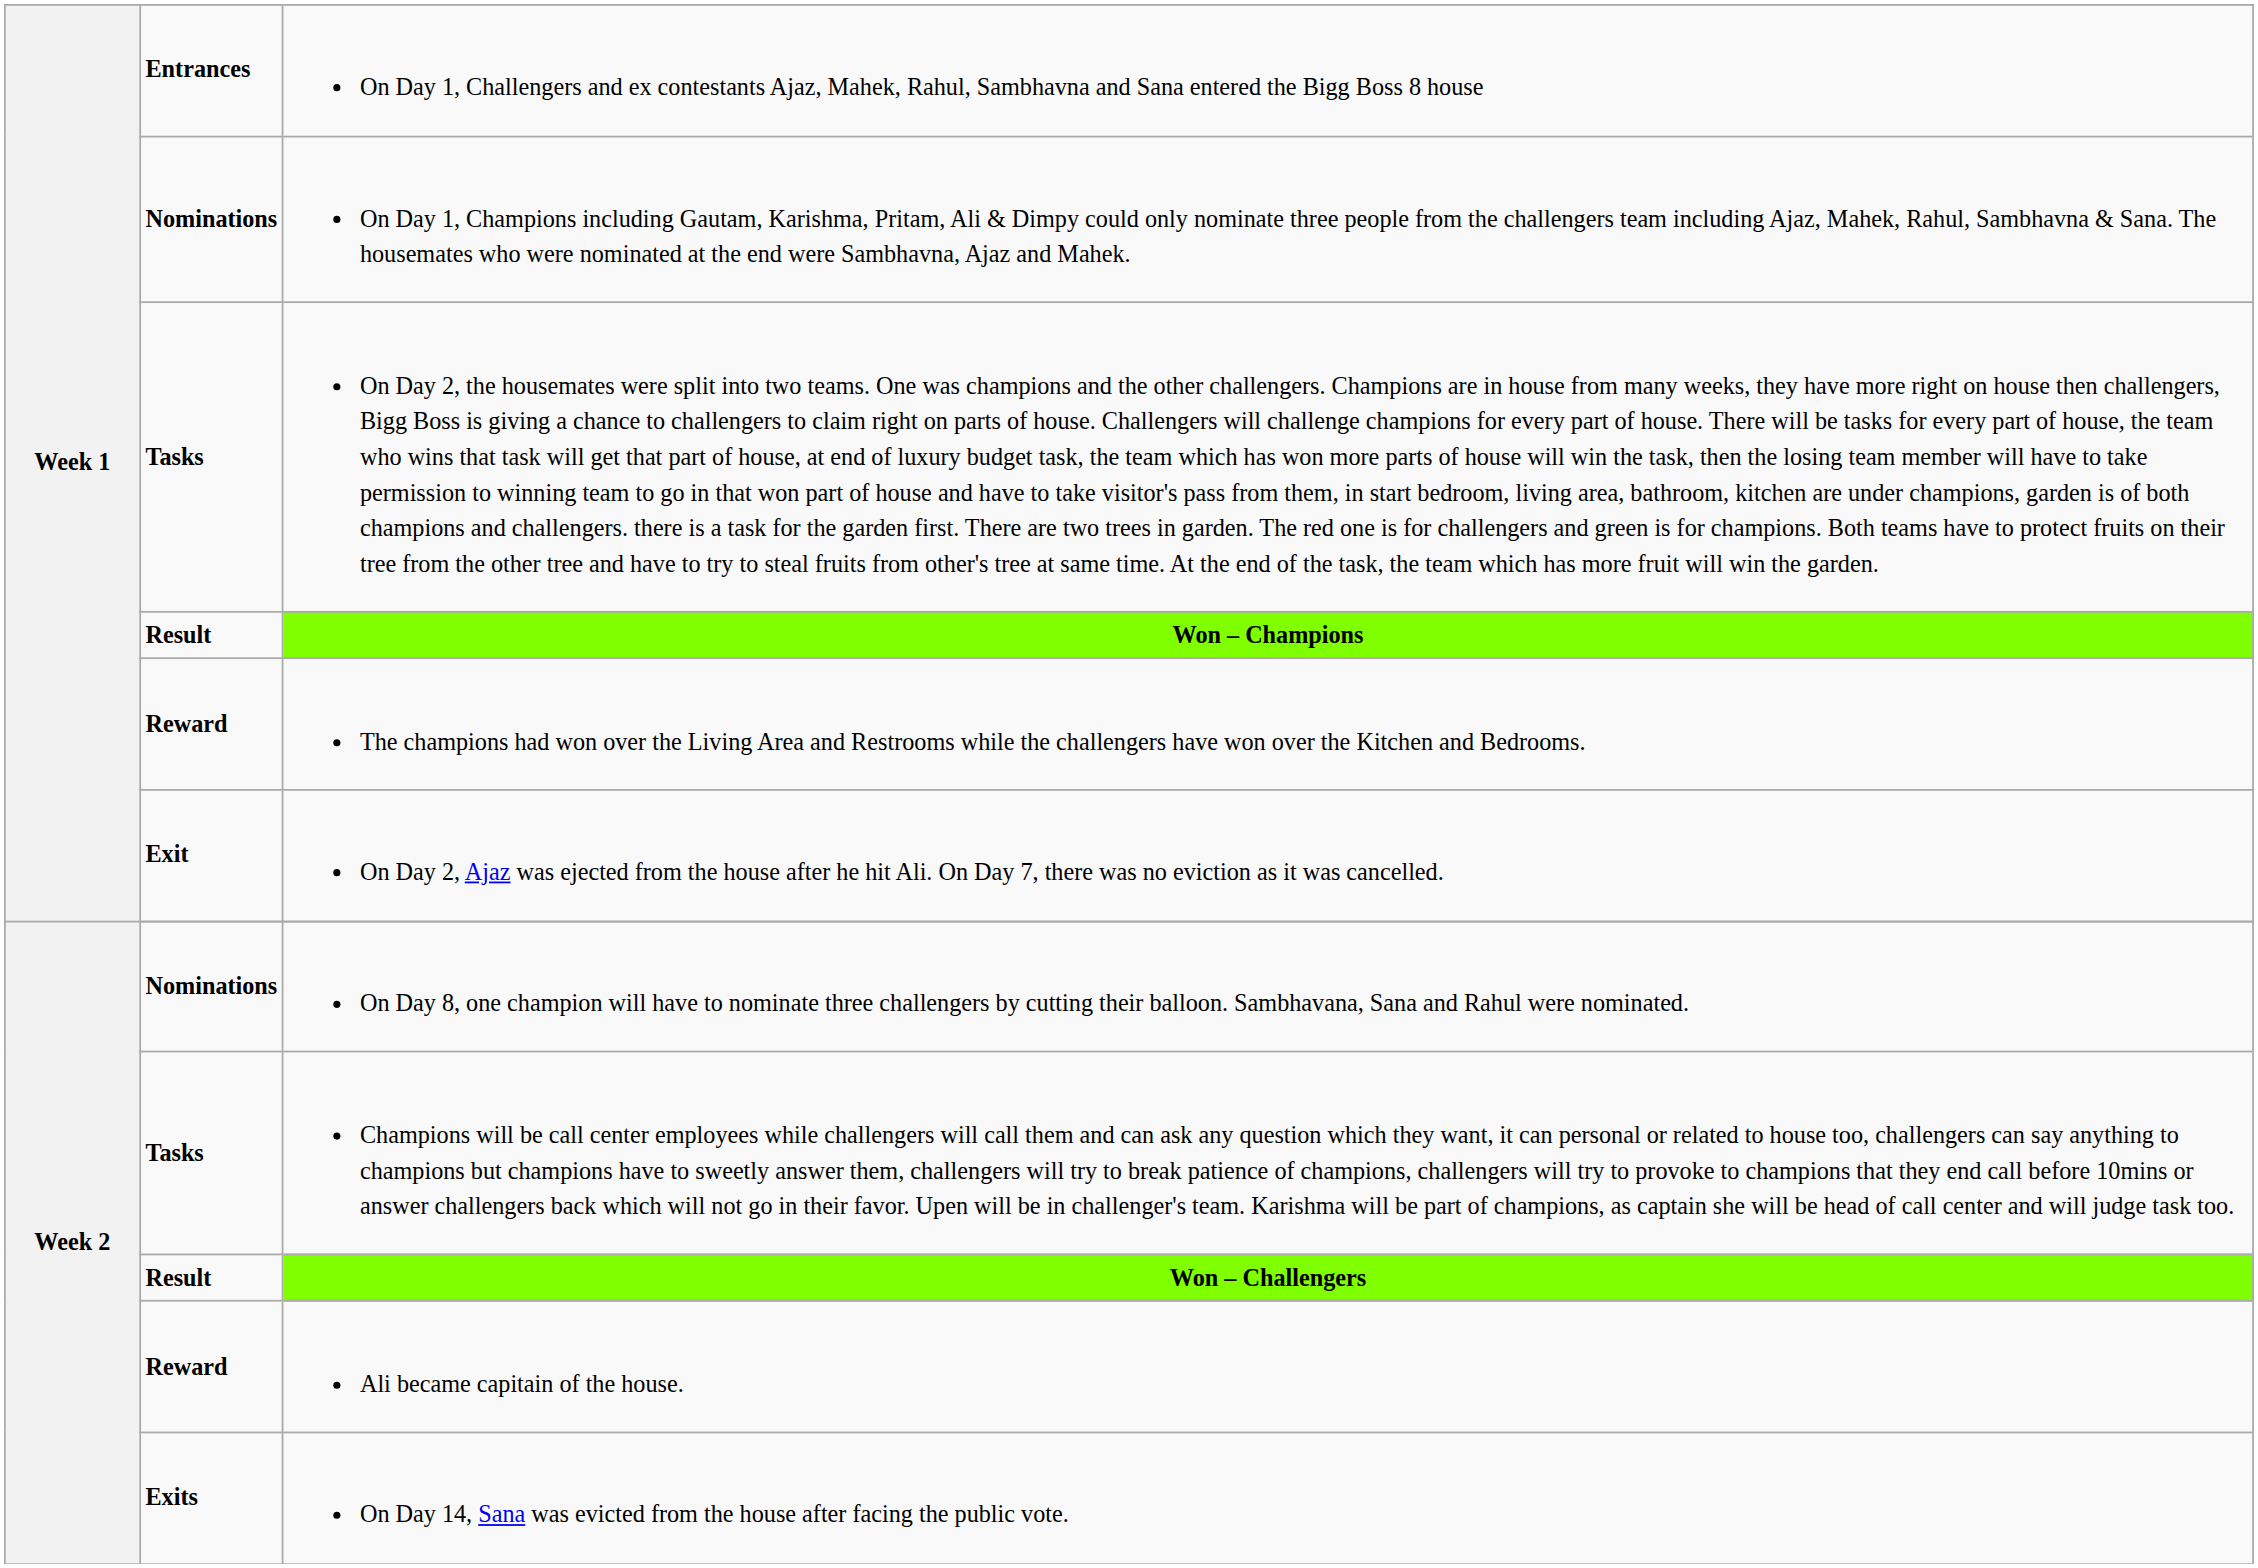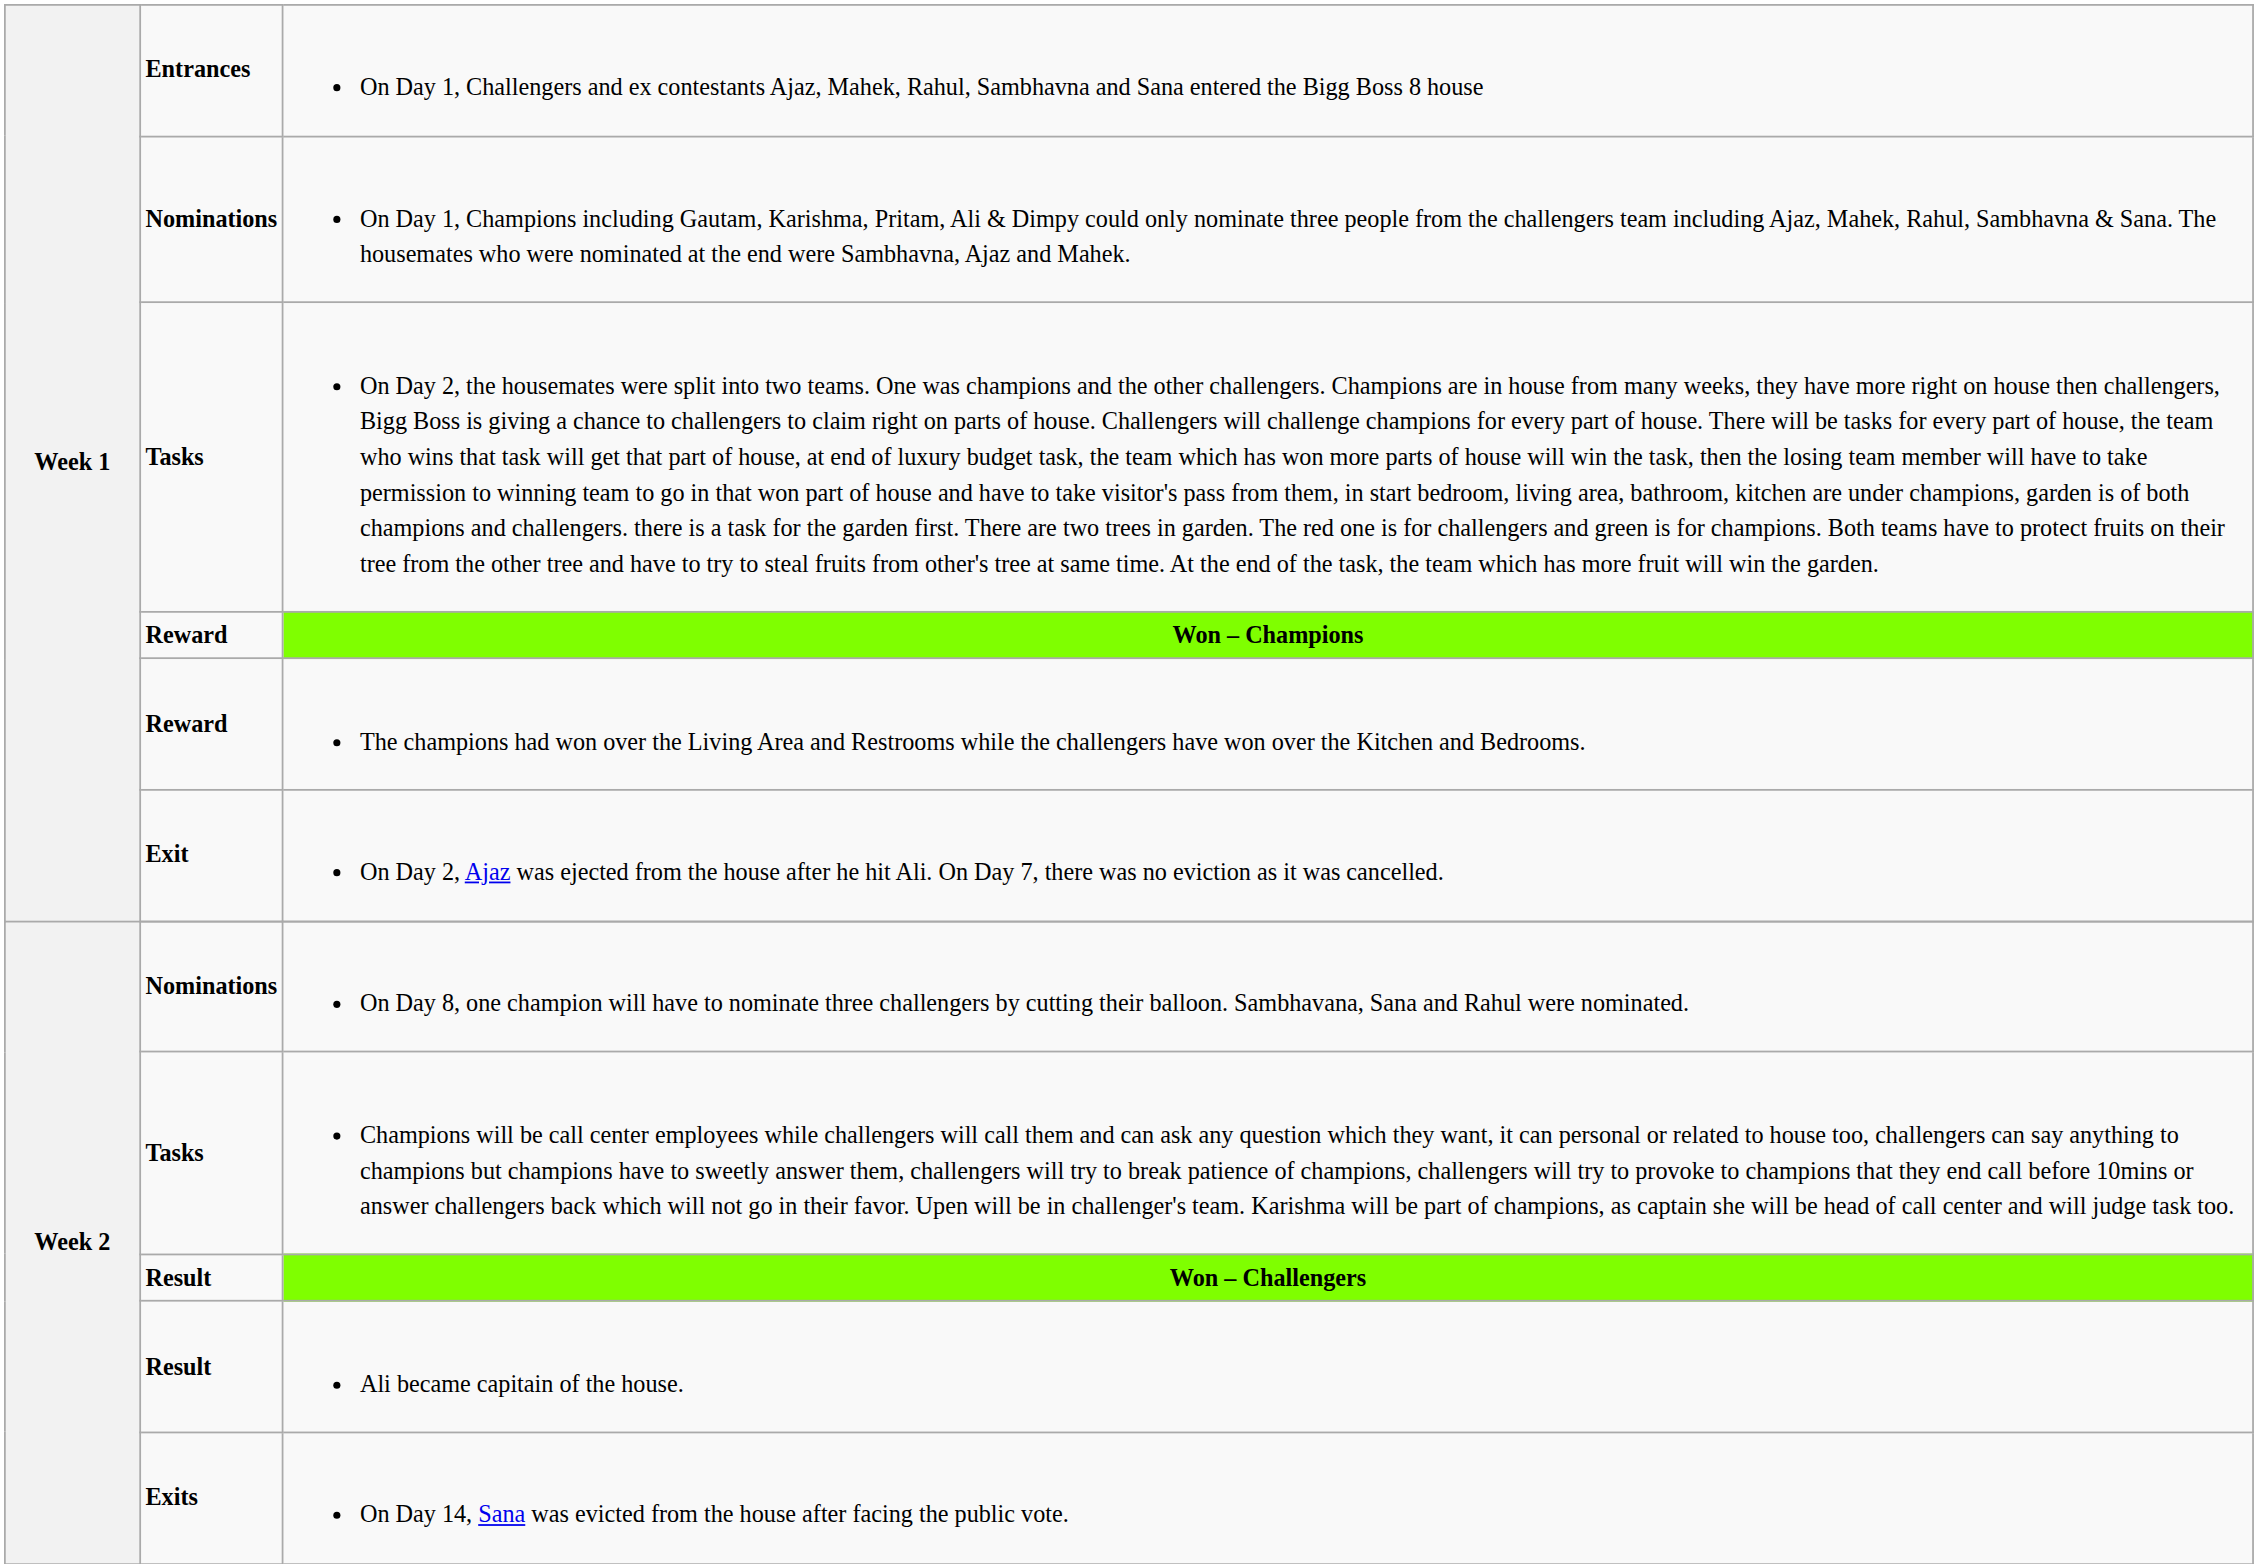(178, 634) Result -> (186, 634) Reward
(186, 1365) Reward -> (178, 1365) Result
